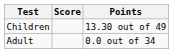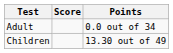rows swapped: (20, 41) <-> (28, 26)
